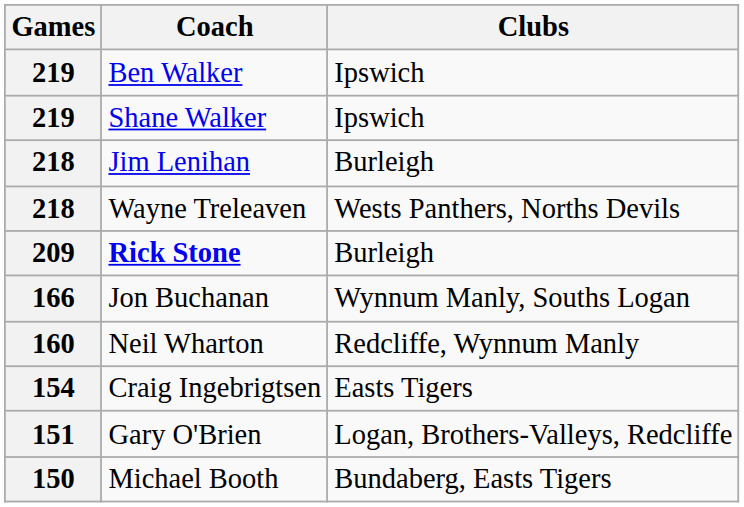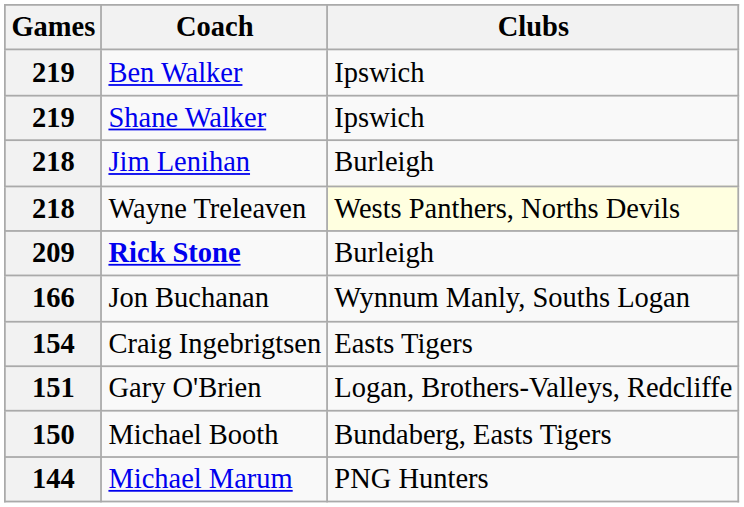(507, 207) no background -> (507, 207) lightyellow background
- row: (186, 343)
+ row: (201, 478)
